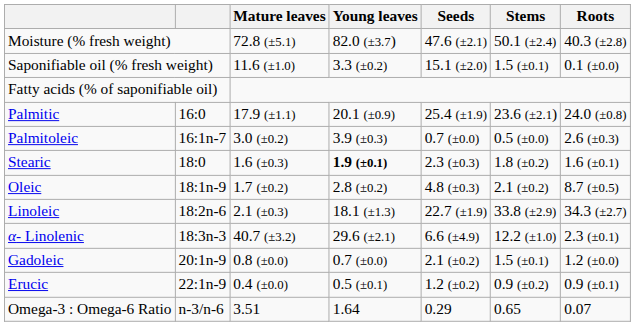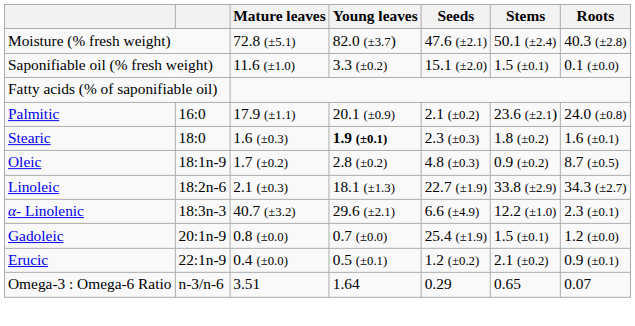(456, 114) 25.4 (±1.9) -> (452, 114) 2.1 (±0.2)
- row: (43, 138)
(521, 187) 2.1 (±0.2) -> (521, 162) 0.9 (±0.2)
(452, 260) 2.1 (±0.2) -> (456, 235) 25.4 (±1.9)
(521, 284) 0.9 (±0.2) -> (521, 260) 2.1 (±0.2)
